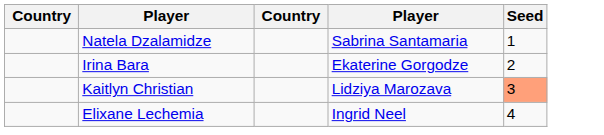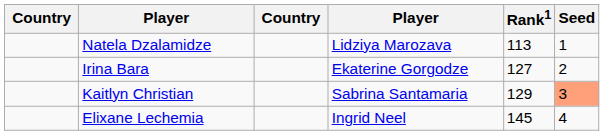+ column: (529, 18)
(400, 41) Sabrina Santamaria -> (391, 45) Lidziya Marozava
(391, 89) Lidziya Marozava -> (400, 93) Sabrina Santamaria
